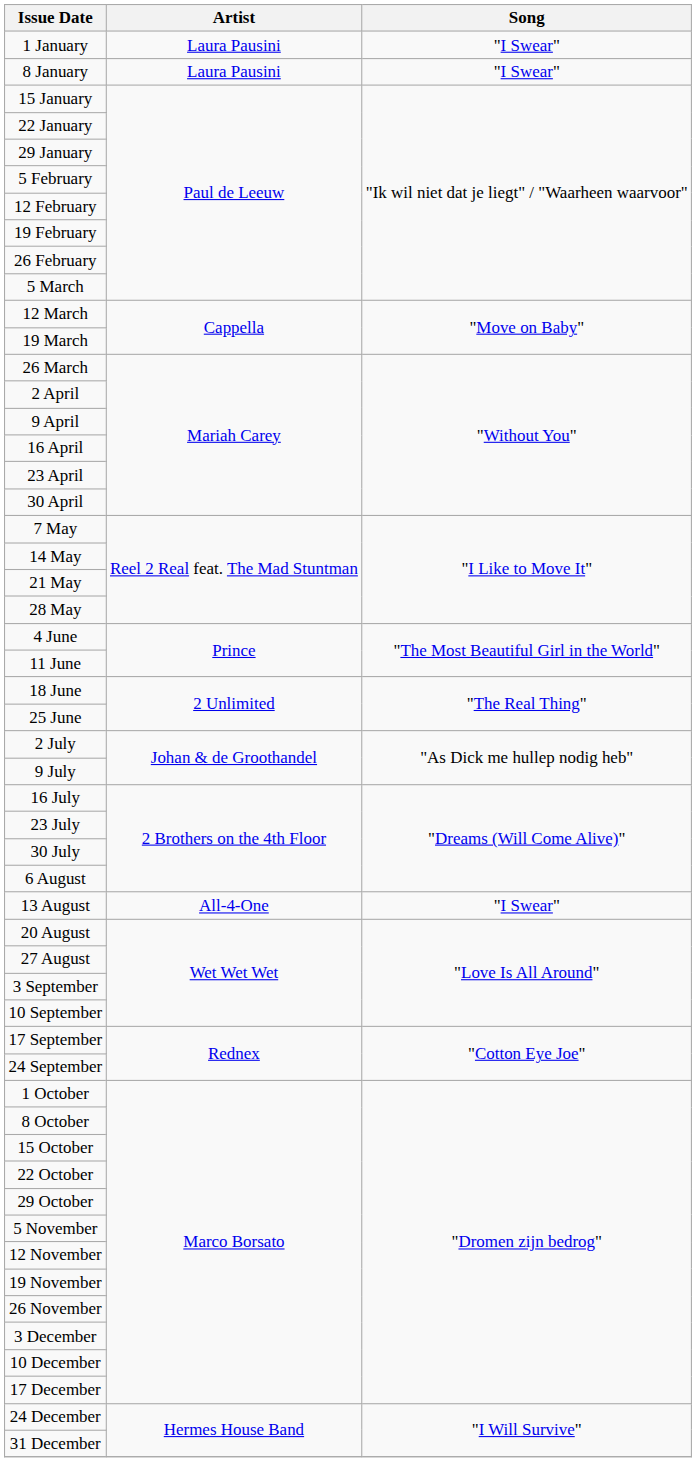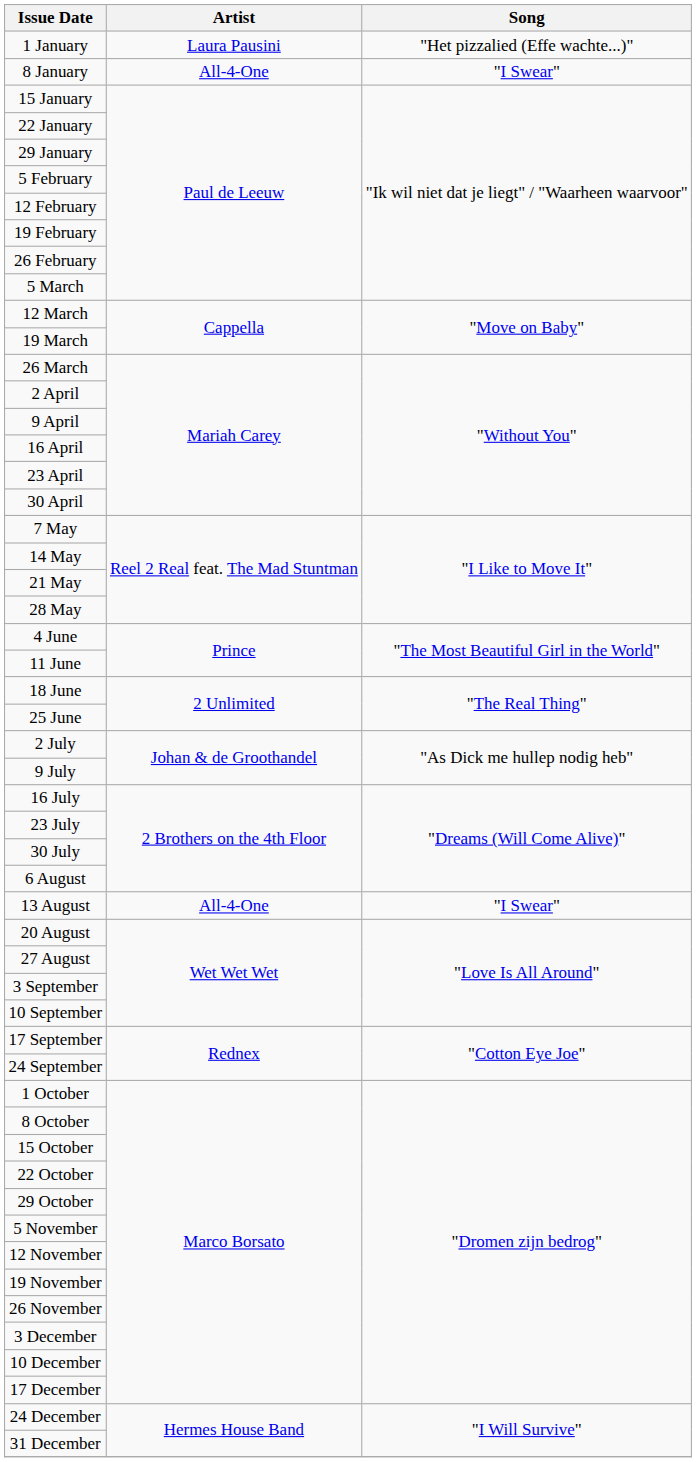(527, 44) "I Swear" -> (527, 44) "Het pizzalied (Effe wachte...)"
(234, 71) Laura Pausini -> (234, 71) All-4-One
